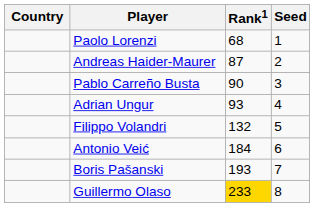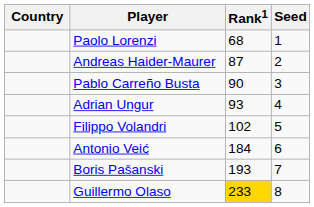(240, 126) 132 -> (240, 126) 102
